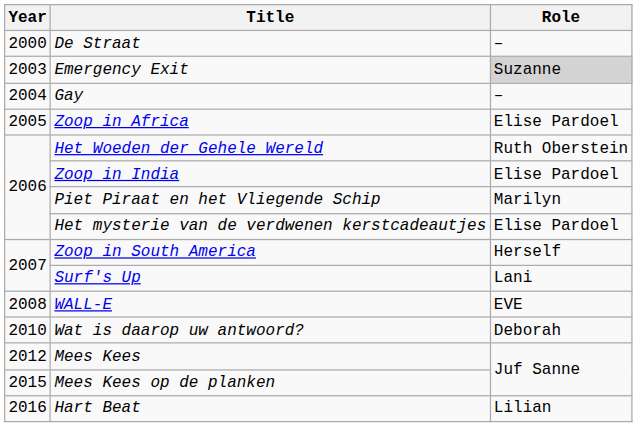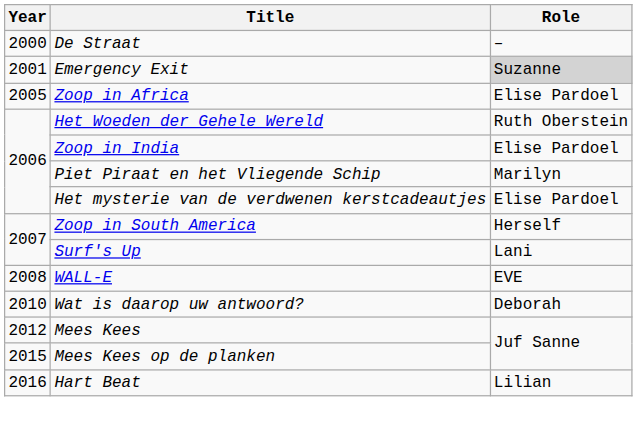(28, 70) 2003 -> (28, 70) 2001
- row: (69, 96)
